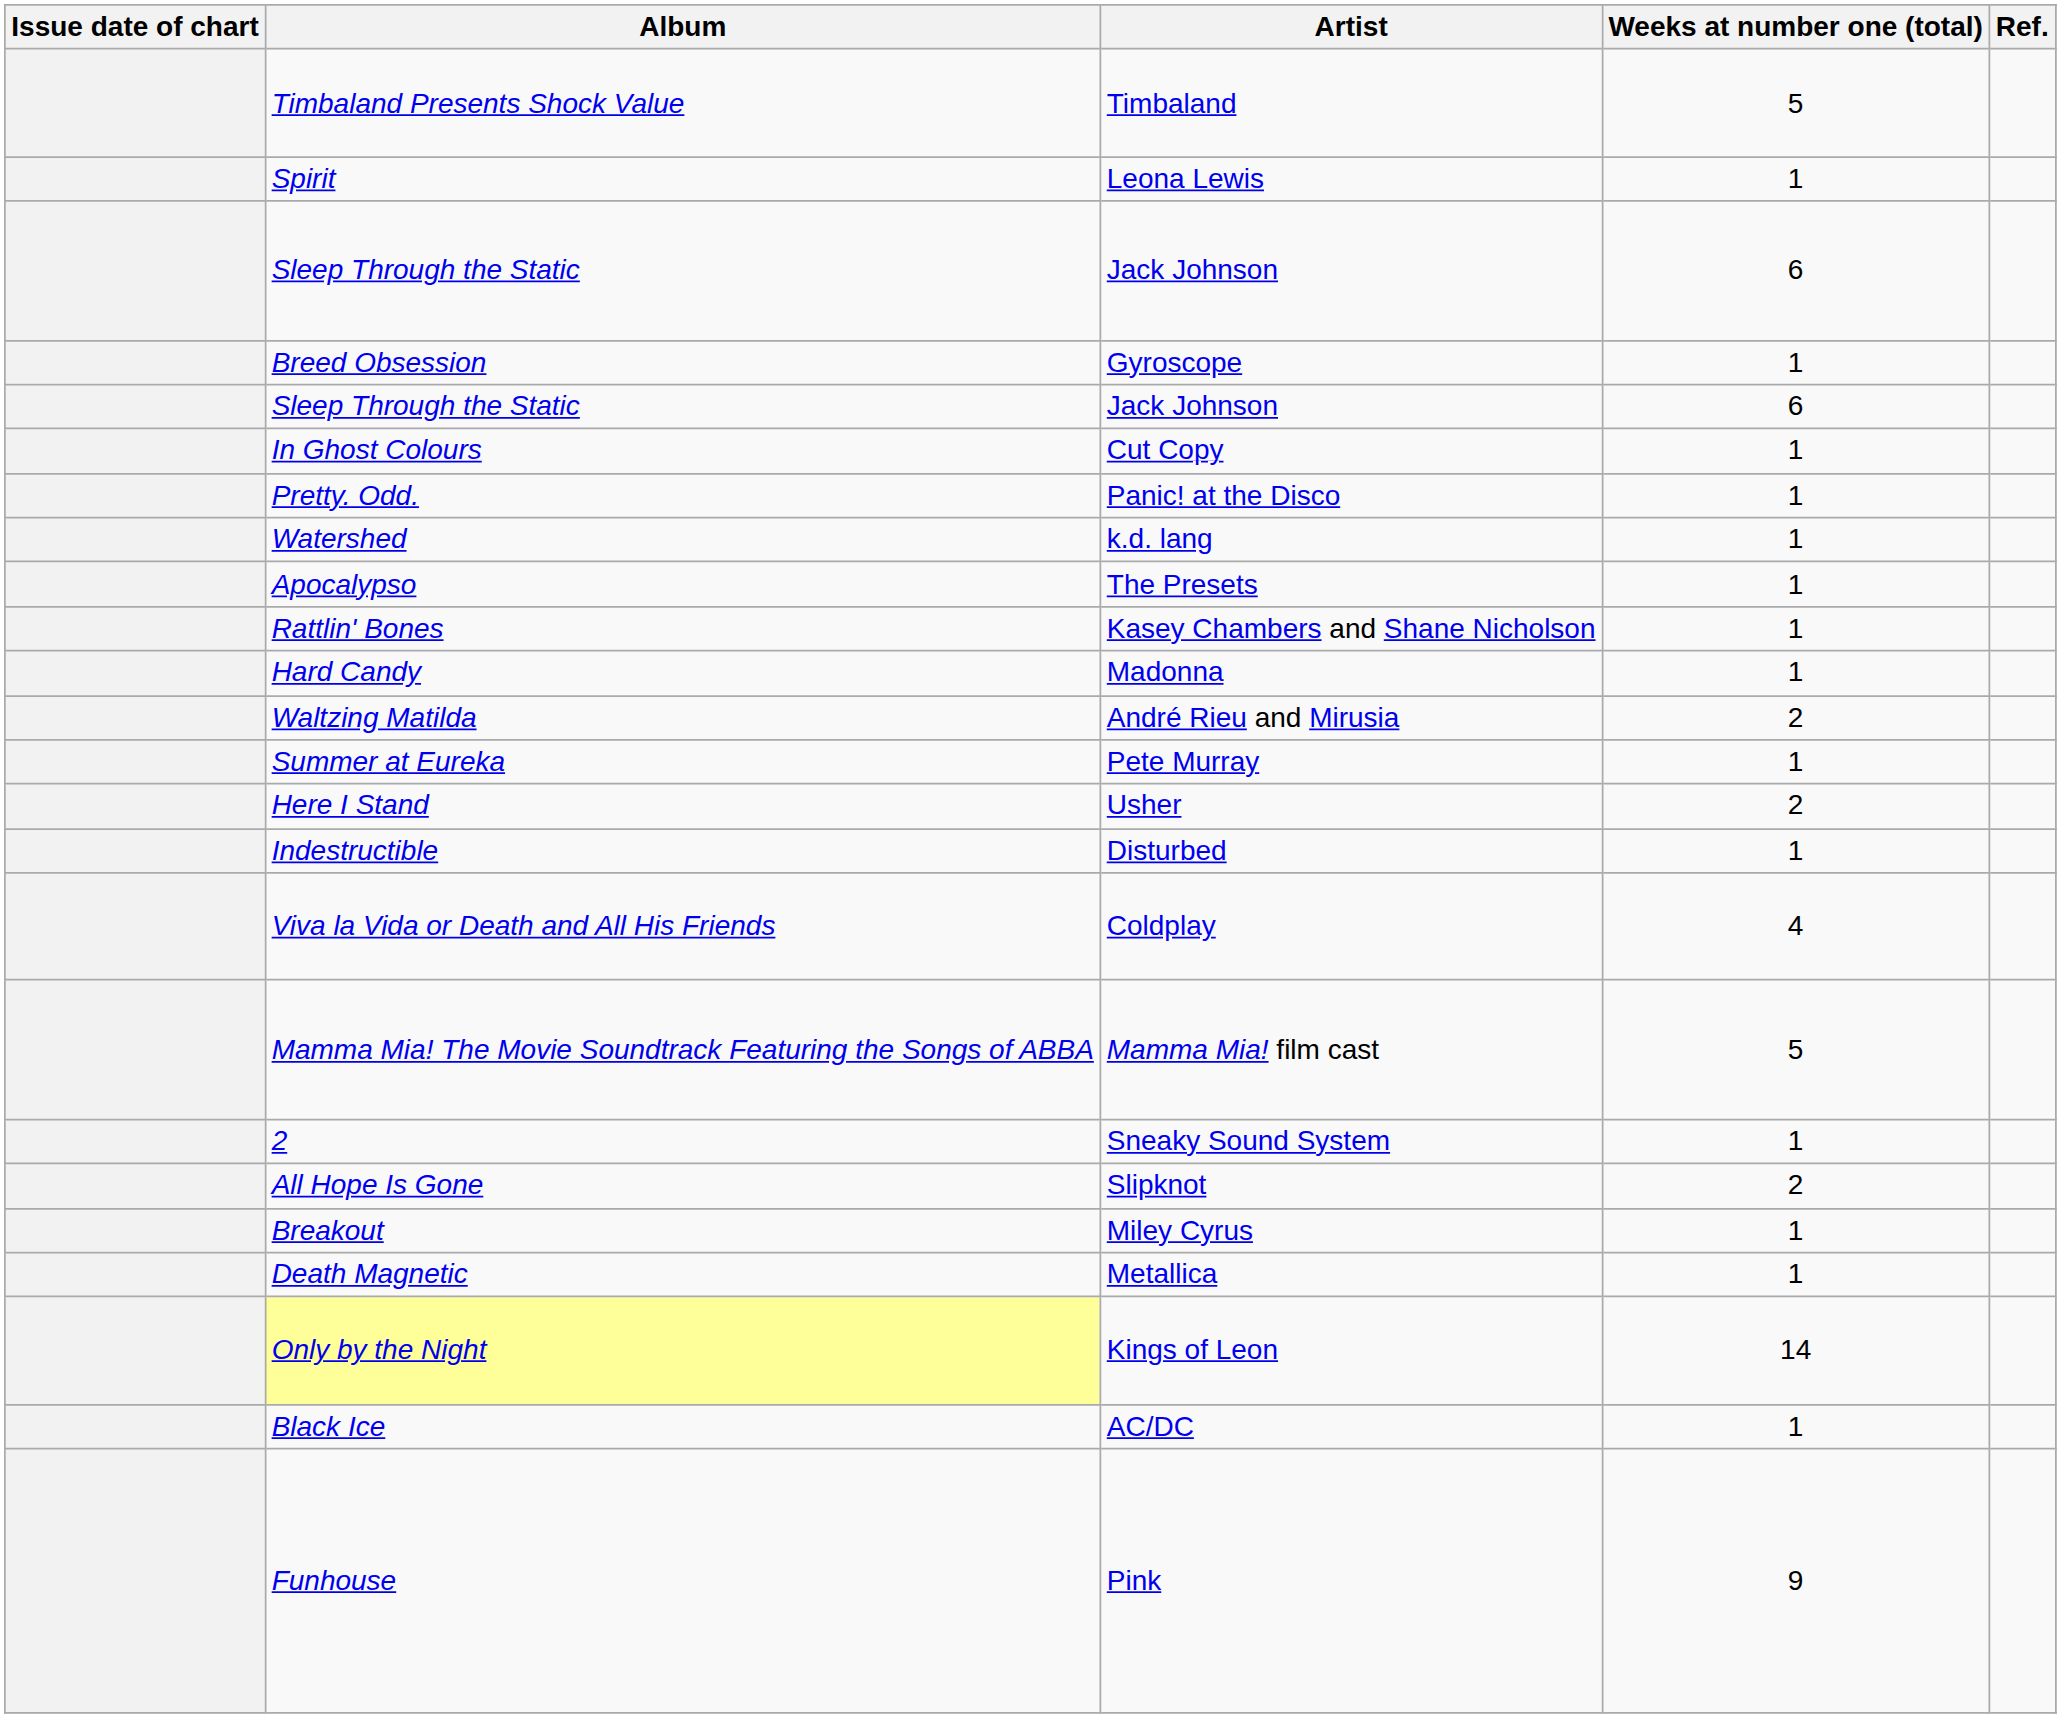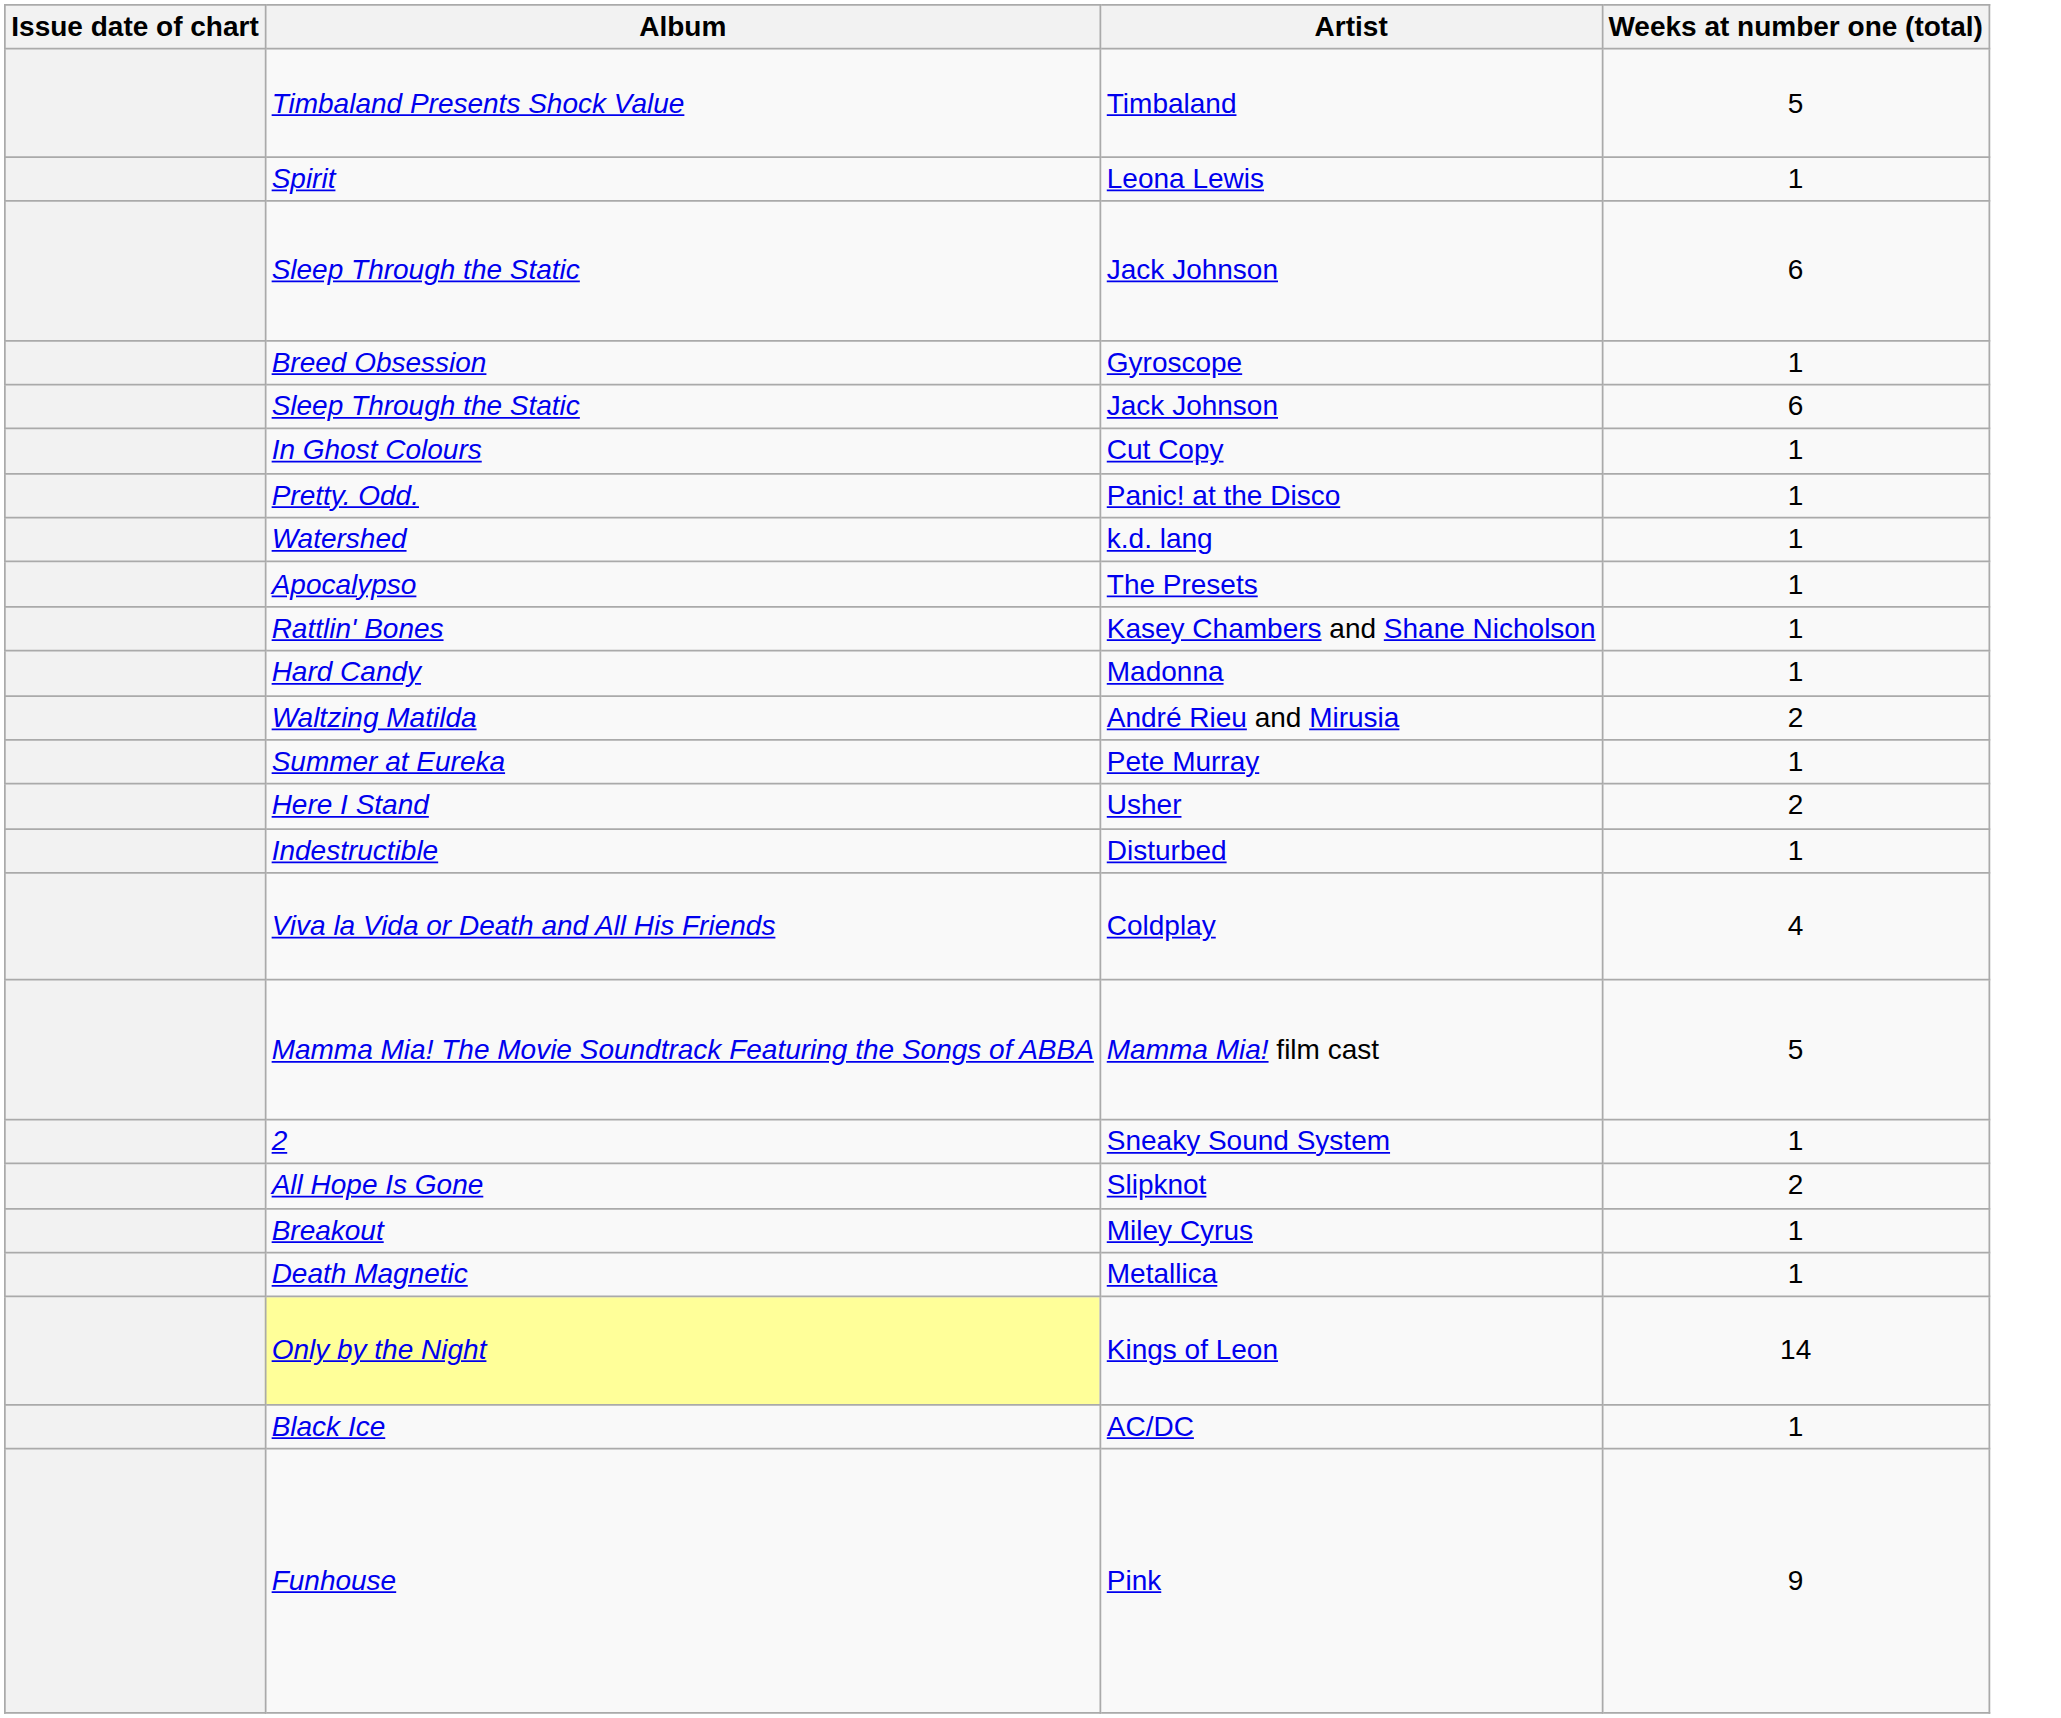- column: (2022, 26)
